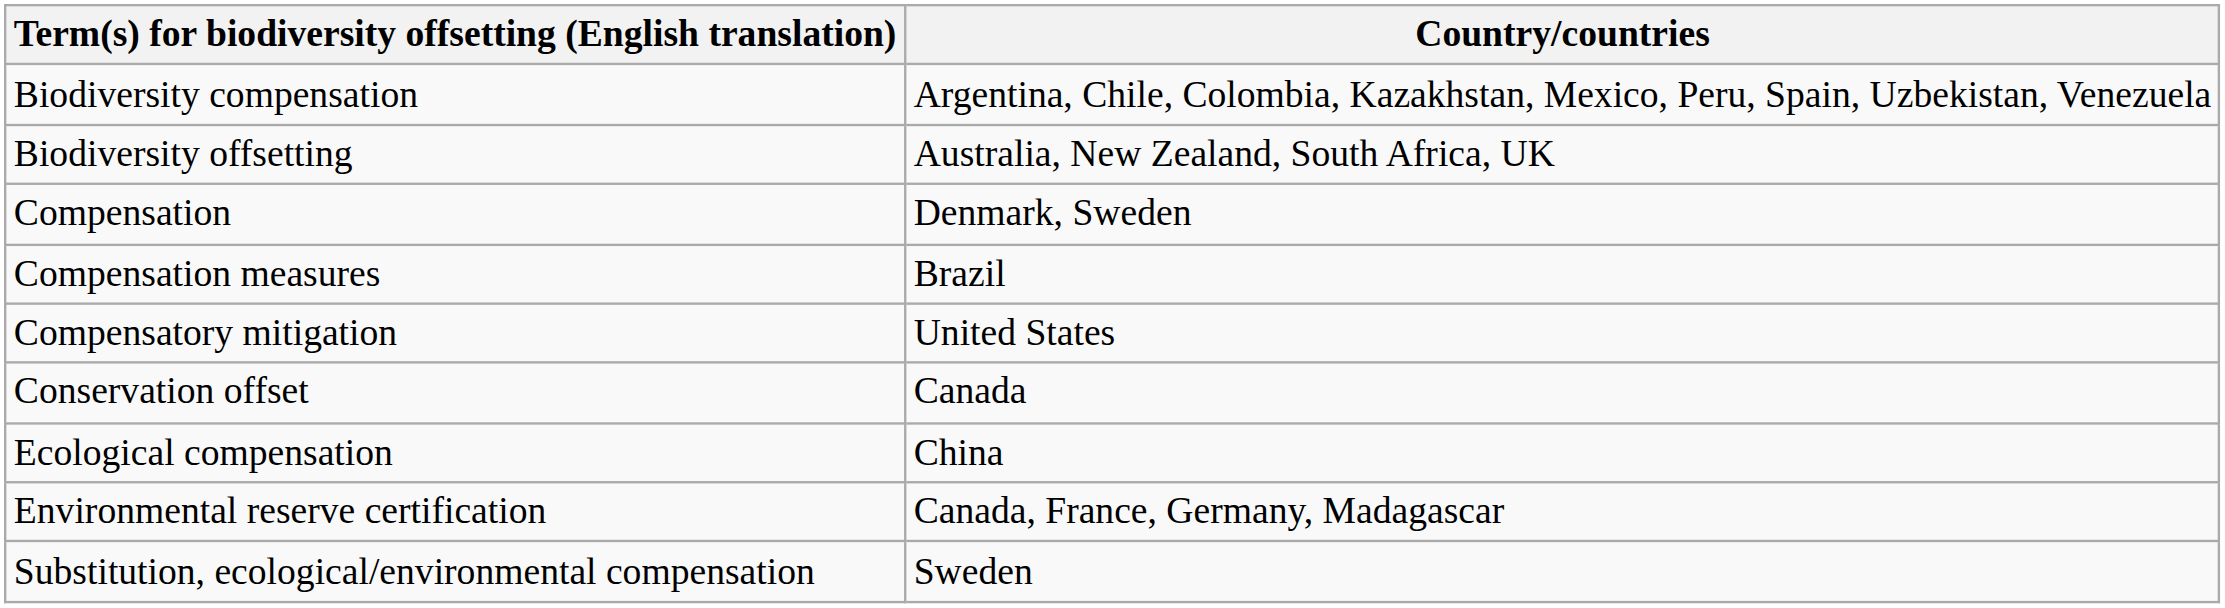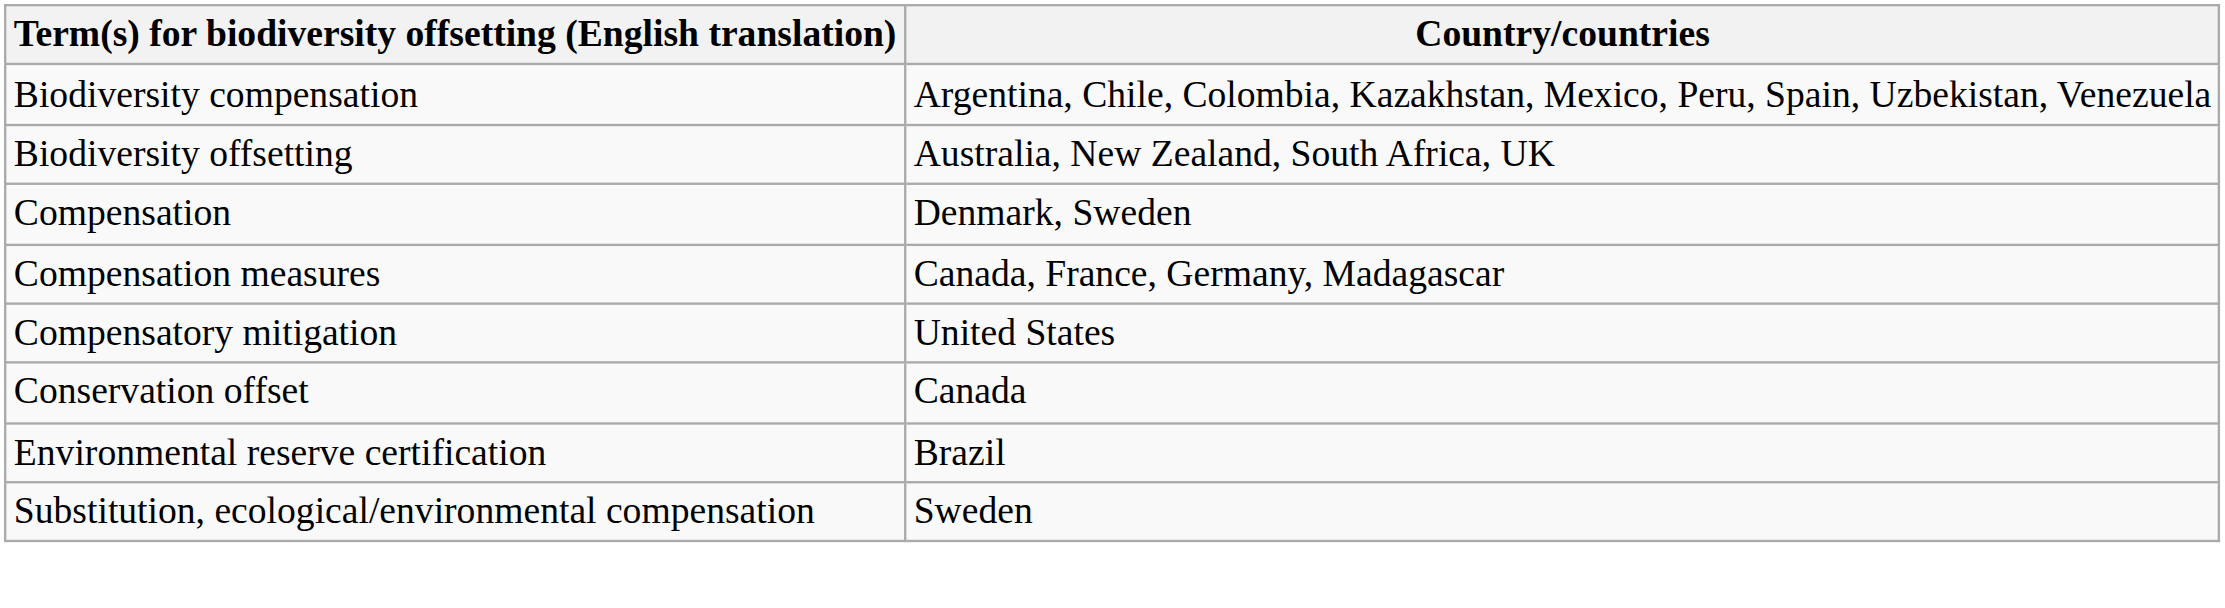(960, 272) Brazil -> (1209, 272) Canada, France, Germany, Madagascar
- row: (203, 451)
(1209, 511) Canada, France, Germany, Madagascar -> (960, 451) Brazil
